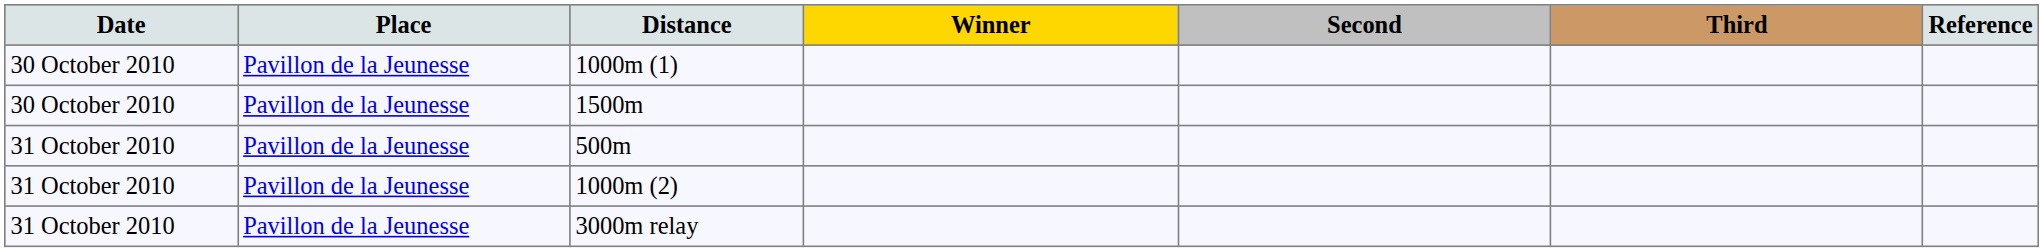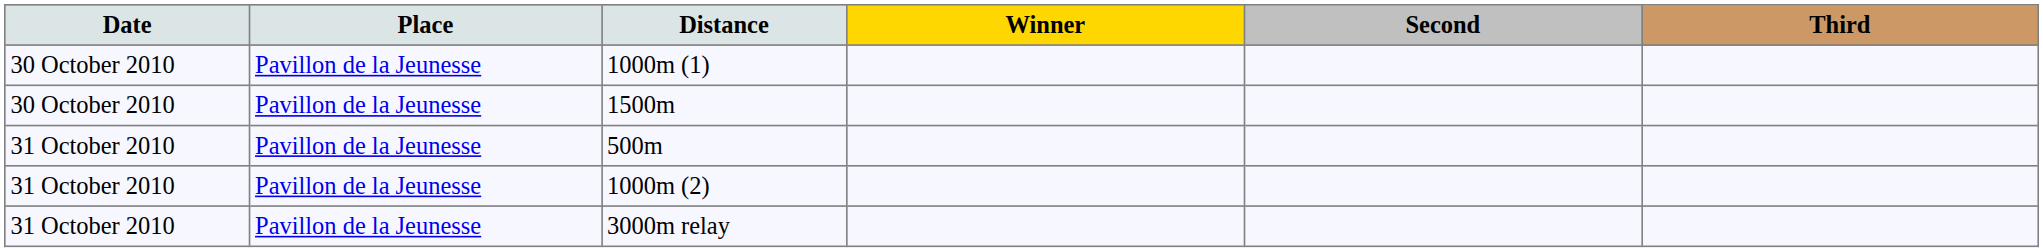- column: (1981, 24)
